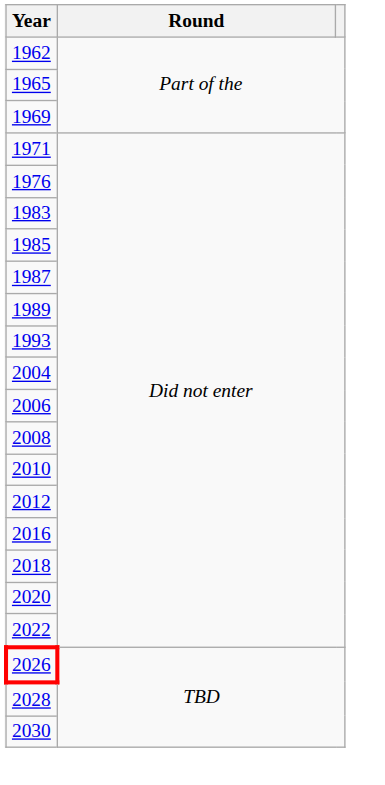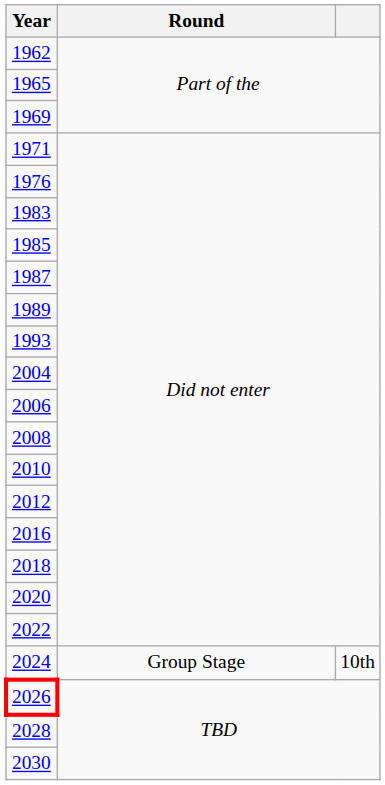+ row: (31, 662)
